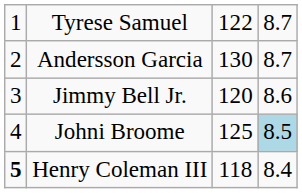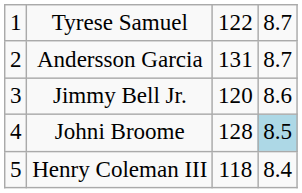(235, 59) 130 -> (235, 59) 131
(235, 132) 125 -> (235, 132) 128
(16, 168) bold -> (16, 168) normal
